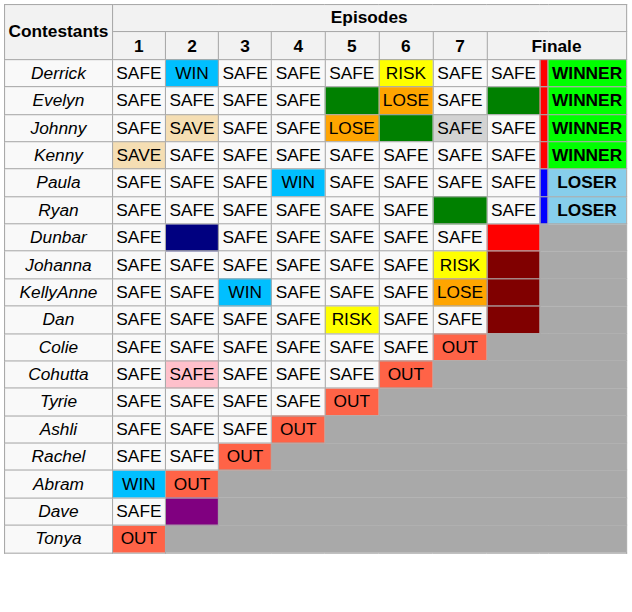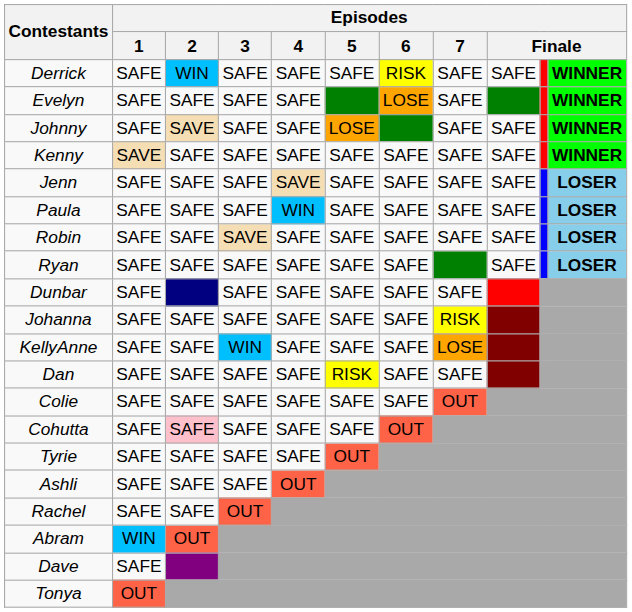(460, 127) lightgrey background -> (460, 127) no background
+ row: (58, 182)
+ row: (58, 237)
